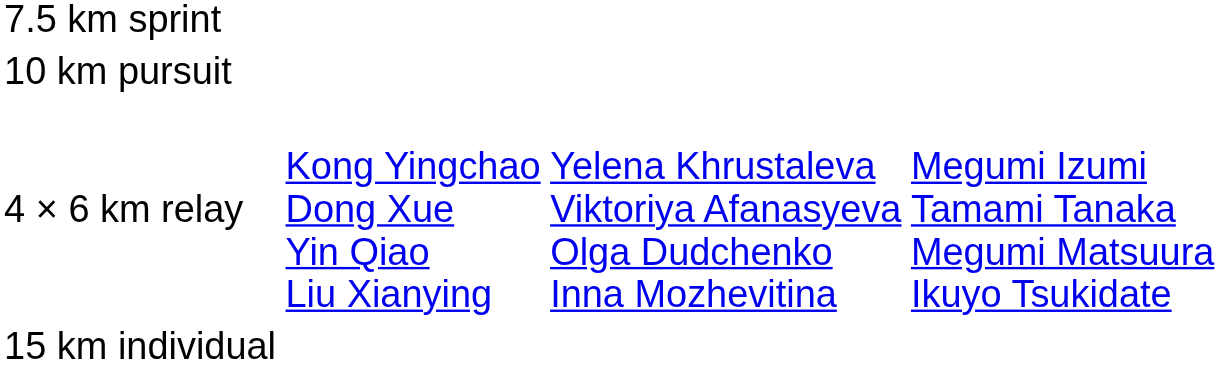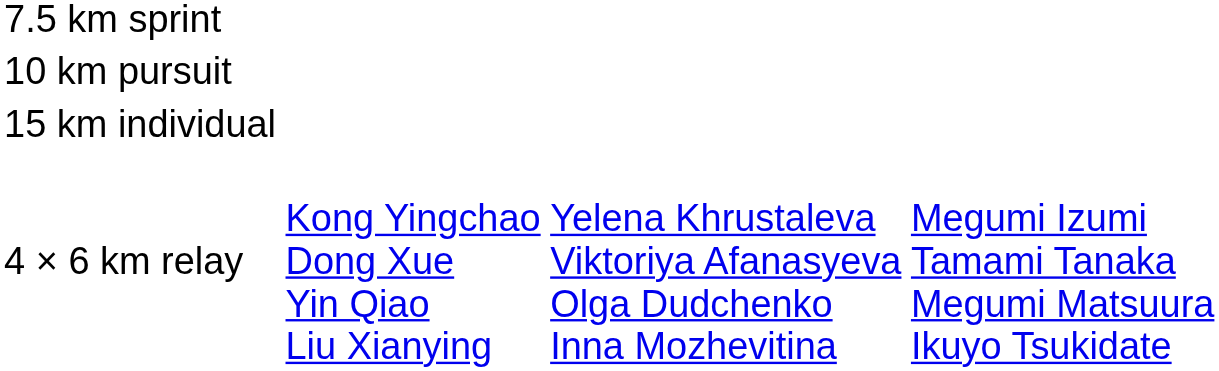rows swapped: (140, 346) <-> (124, 209)
